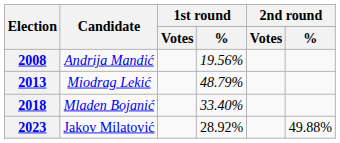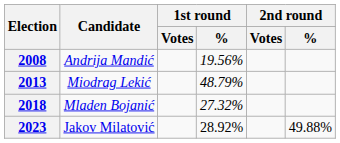(222, 104) 33.40% -> (222, 104) 27.32%
